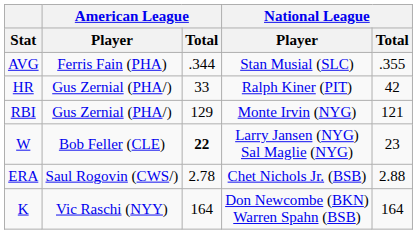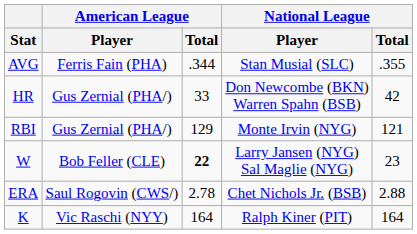(297, 87) Ralph Kiner (PIT) -> (297, 96) Don Newcombe (BKN) Warren Spahn (BSB)
(297, 208) Don Newcombe (BKN) Warren Spahn (BSB) -> (297, 217) Ralph Kiner (PIT)
